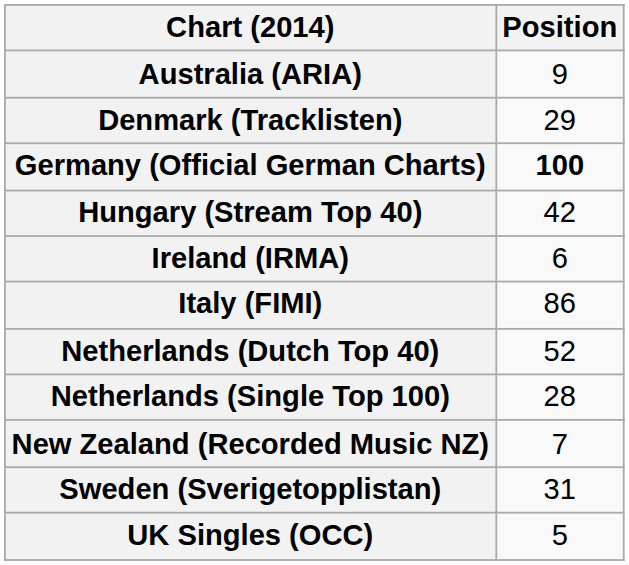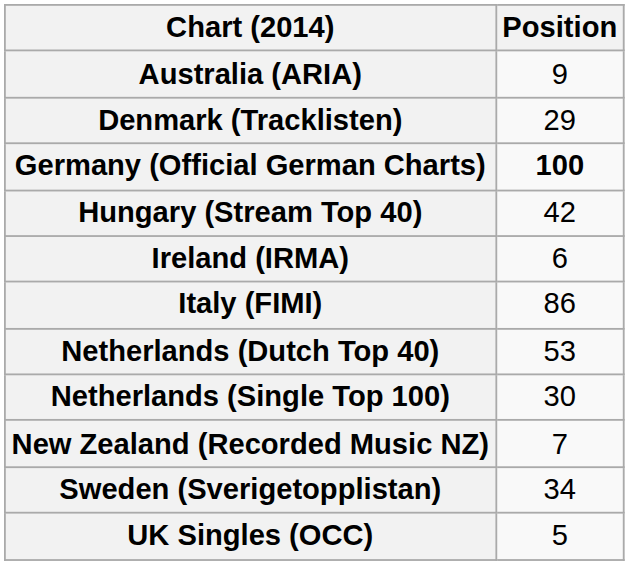(560, 350) 52 -> (560, 350) 53
(560, 397) 28 -> (560, 397) 30
(560, 489) 31 -> (560, 489) 34
